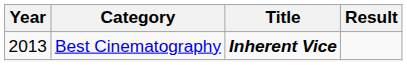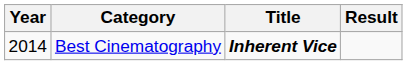(28, 45) 2013 -> (28, 45) 2014
